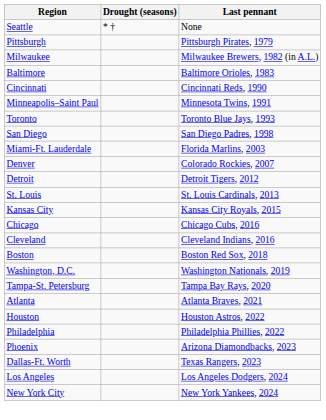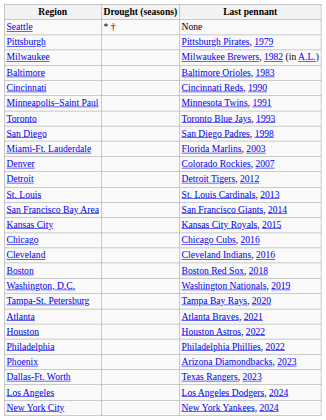+ row: (53, 210)
